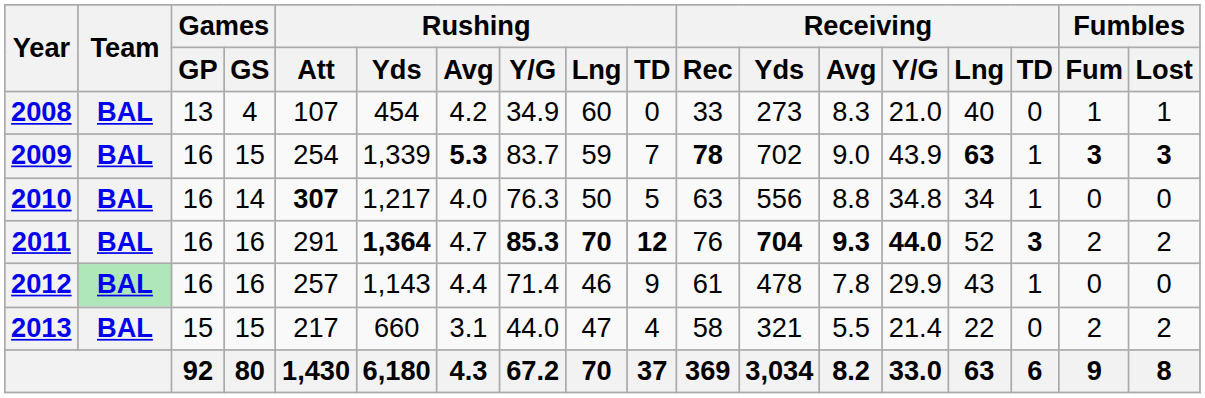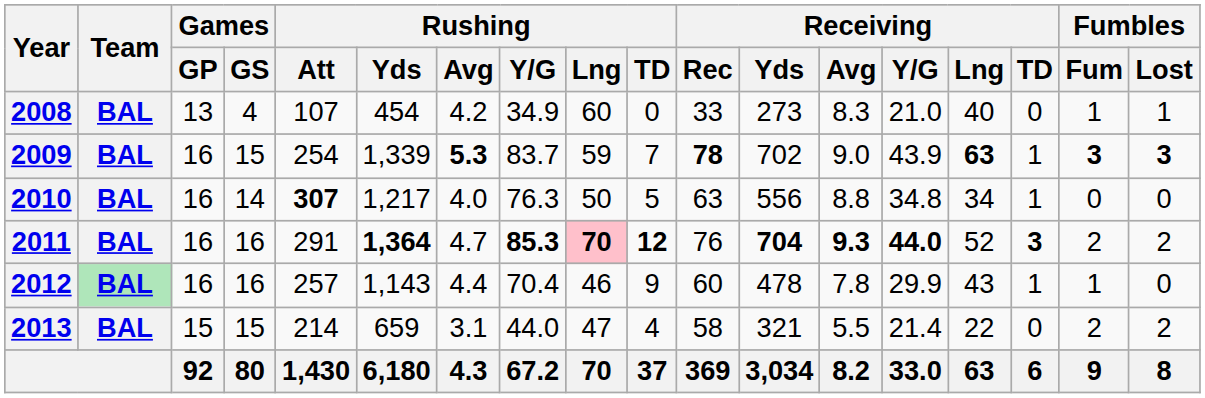(597, 241) no background -> (597, 241) pink background
(533, 284) 71.4 -> (533, 284) 70.4
(708, 284) 61 -> (708, 284) 60
(1094, 284) 0 -> (1094, 284) 1
(316, 328) 217 -> (316, 328) 214
(397, 328) 660 -> (397, 328) 659
